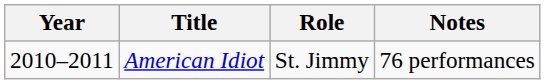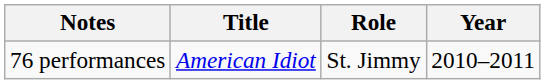columns swapped: (62, 22) <-> (457, 22)
